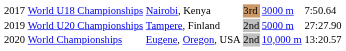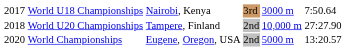(15, 25) 2019 -> (15, 25) 2018
(278, 25) 5000 m -> (282, 25) 10,000 m
(282, 40) 10,000 m -> (278, 40) 5000 m
